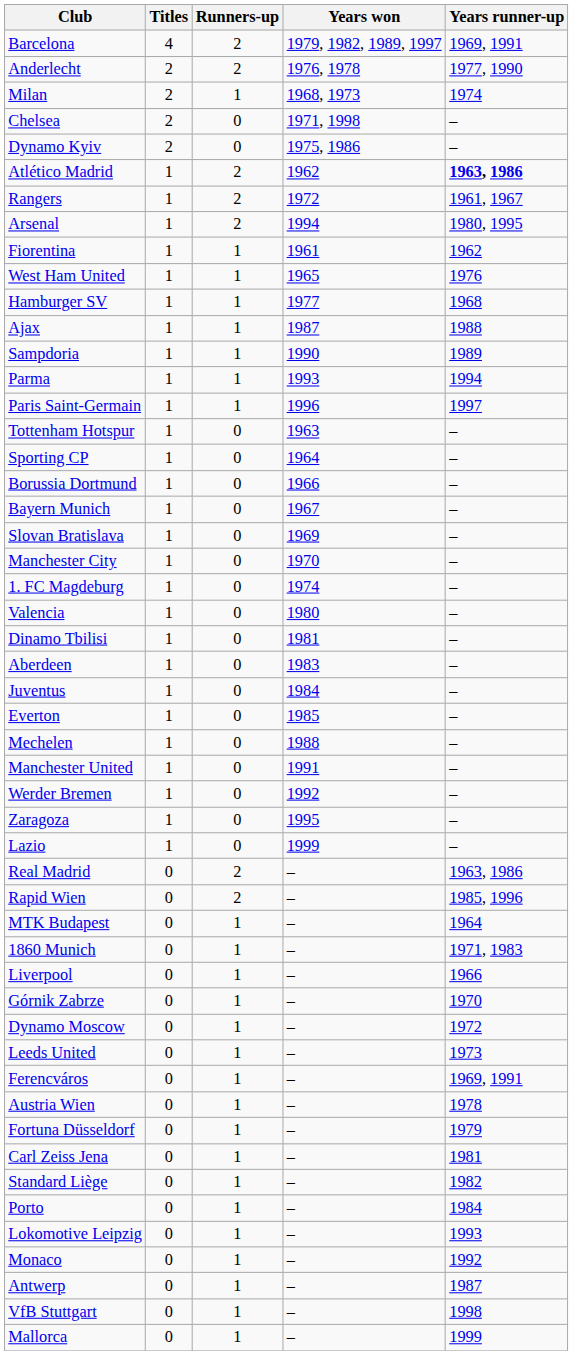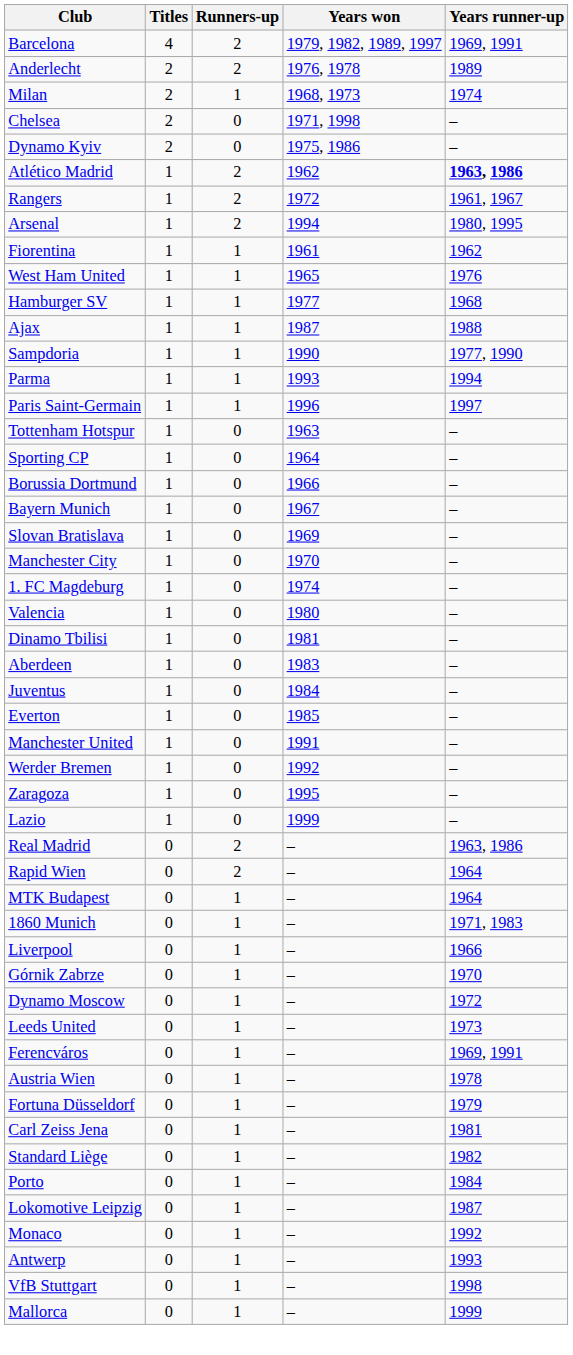(486, 69) 1977, 1990 -> (466, 69) 1989
(466, 353) 1989 -> (486, 353) 1977, 1990
- row: (40, 742)
(486, 897) 1985, 1996 -> (466, 871) 1964
(466, 1233) 1993 -> (466, 1208) 1987
(466, 1285) 1987 -> (466, 1259) 1993
